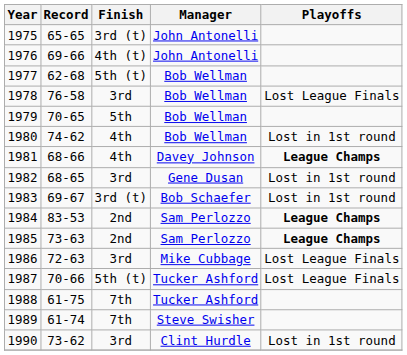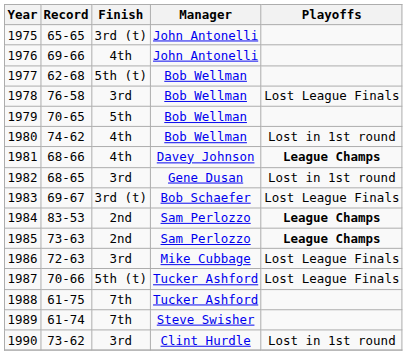(121, 55) 4th (t) -> (121, 55) 4th
(332, 198) Lost in 1st round -> (332, 198) Lost League Finals
